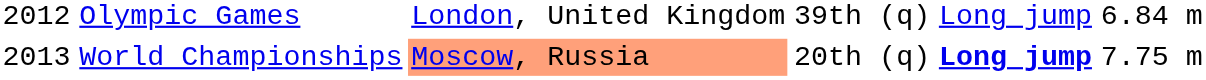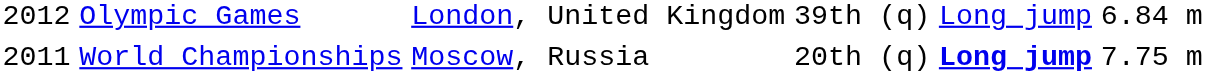(37, 57) 2013 -> (37, 57) 2011
(530, 57) lightsalmon background -> (530, 57) no background
